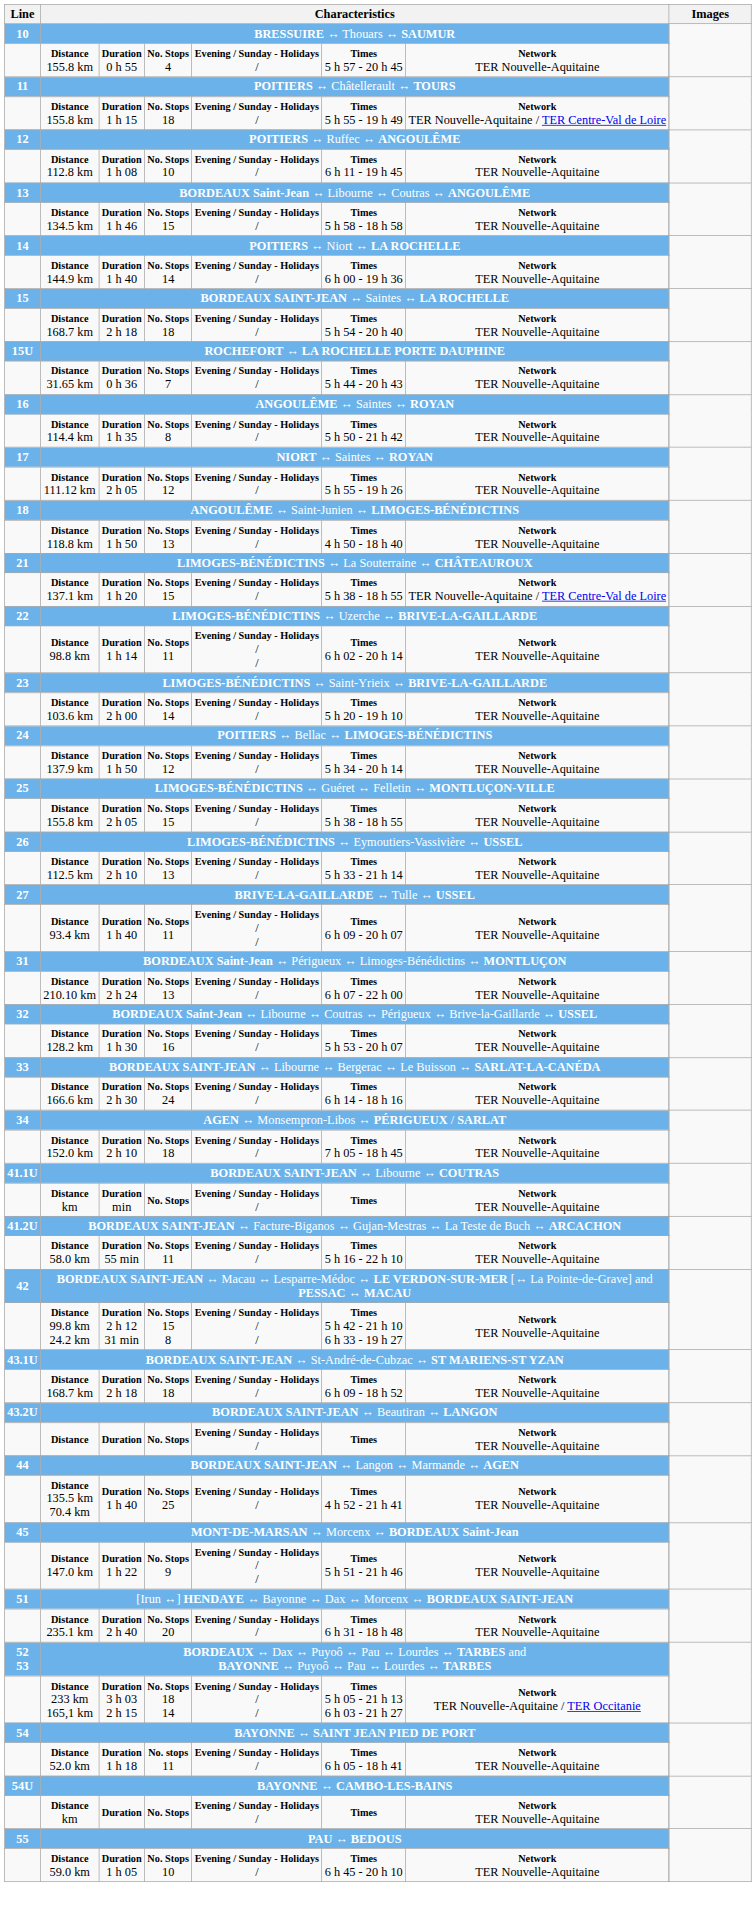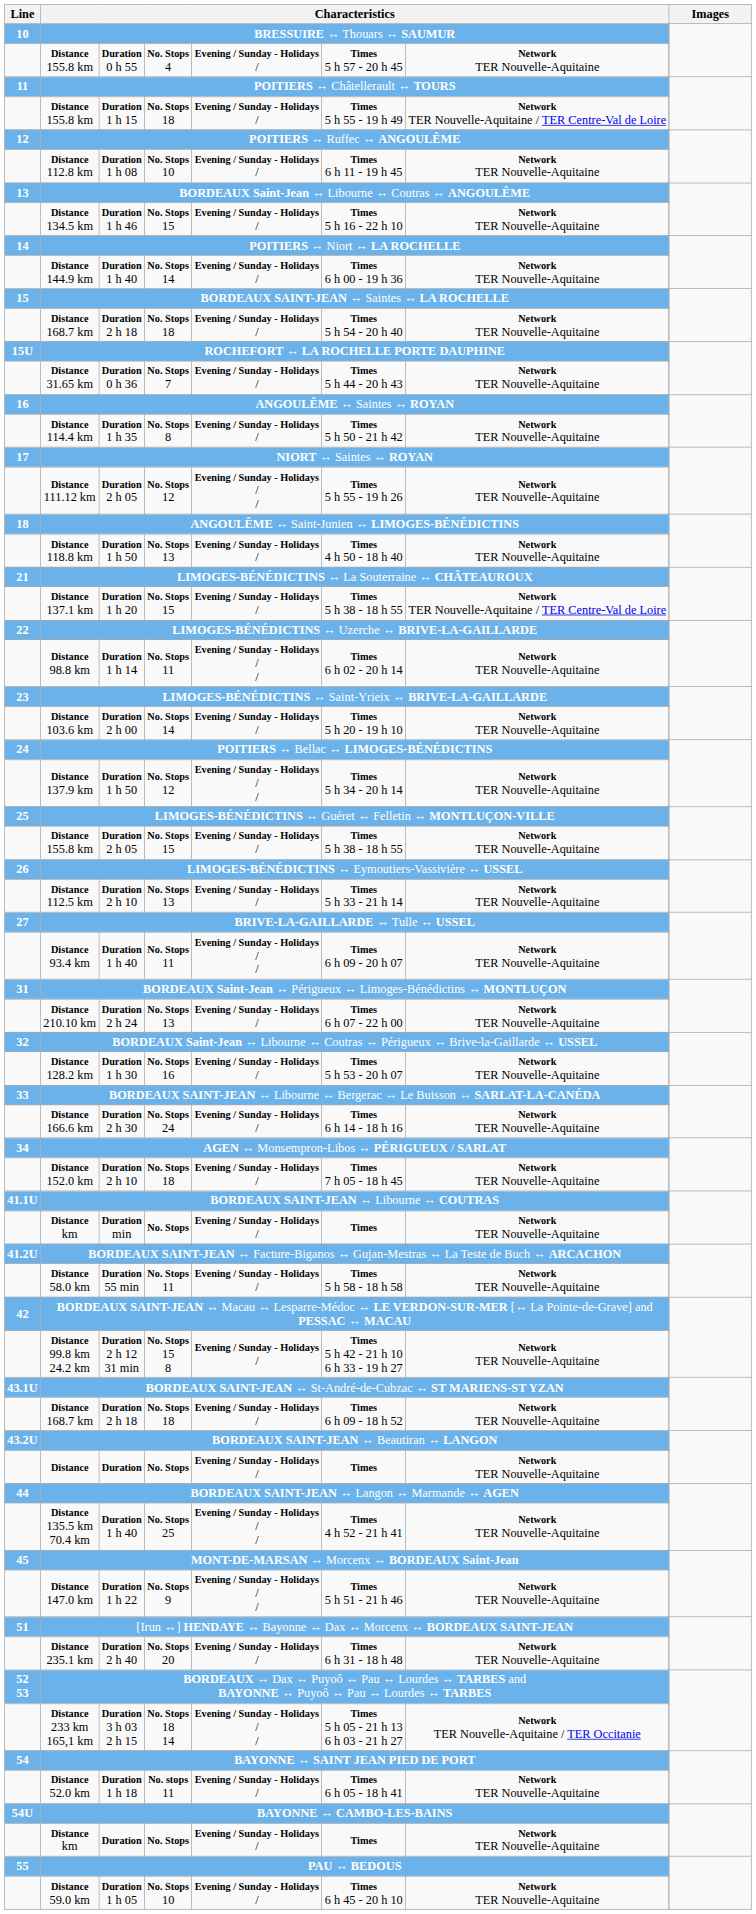(364, 219) Times 5 h 58 - 18 h 58 -> (364, 219) Times 5 h 16 - 22 h 10
(257, 483) Evening / Sunday - Holidays / -> (257, 490) Evening / Sunday - Holidays / /
(257, 762) Evening / Sunday - Holidays / -> (257, 783) Evening / Sunday - Holidays / /
(364, 1252) Times 5 h 16 - 22 h 10 -> (364, 1280) Times 5 h 58 - 18 h 58
(257, 1326) Evening / Sunday - Holidays / / -> (257, 1354) Evening / Sunday - Holidays /
(257, 1499) Evening / Sunday - Holidays / -> (257, 1526) Evening / Sunday - Holidays / /
